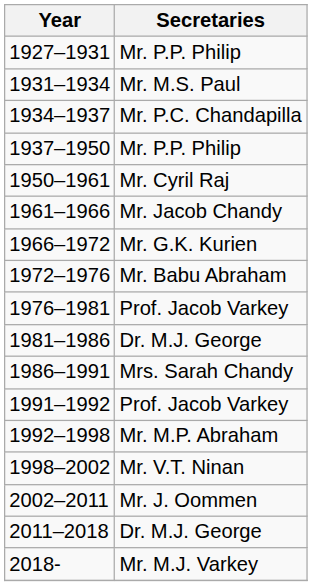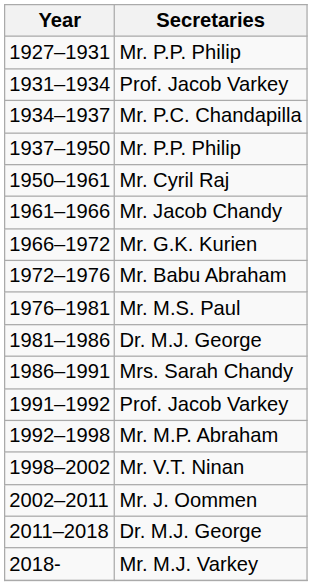(180, 84) Mr. M.S. Paul -> (204, 84) Prof. Jacob Varkey
(204, 308) Prof. Jacob Varkey -> (180, 308) Mr. M.S. Paul
